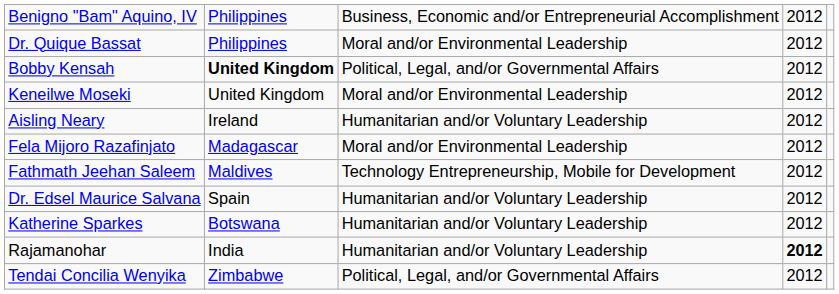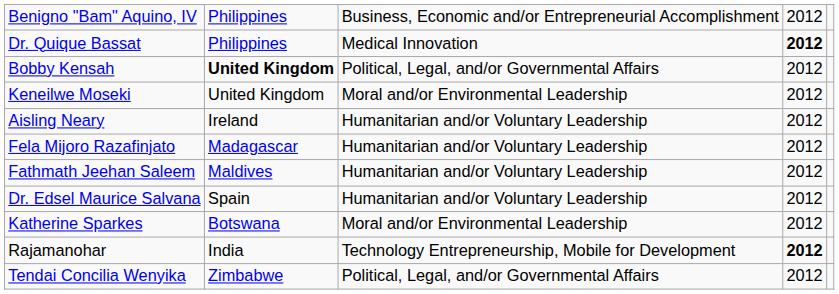(485, 43) Moral and/or Environmental Leadership -> (410, 43) Medical Innovation
(805, 43) normal -> (805, 43) bold
(485, 146) Moral and/or Environmental Leadership -> (495, 146) Humanitarian and/or Voluntary Leadership
(538, 172) Technology Entrepreneurship, Mobile for Development -> (495, 172) Humanitarian and/or Voluntary Leadership
(495, 224) Humanitarian and/or Voluntary Leadership -> (485, 224) Moral and/or Environmental Leadership
(495, 250) Humanitarian and/or Voluntary Leadership -> (538, 250) Technology Entrepreneurship, Mobile for Development
